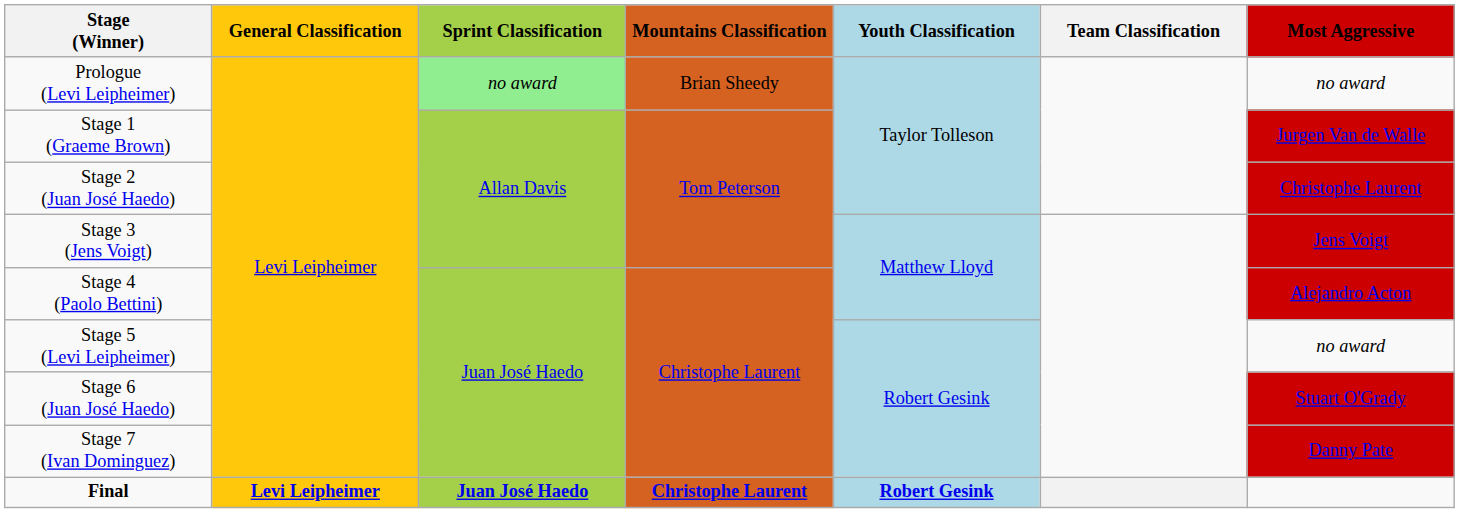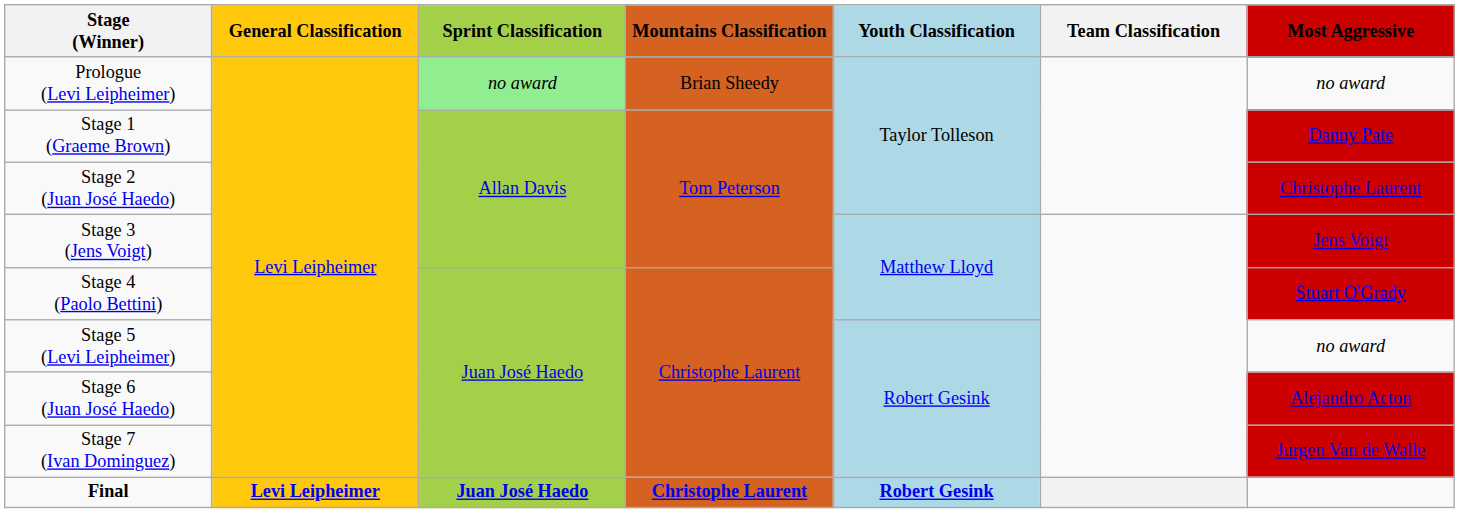(1351, 136) Jurgen Van de Walle -> (1351, 136) Danny Pate
(1351, 293) Alejandro Acton -> (1351, 293) Stuart O'Grady
(1351, 398) Stuart O'Grady -> (1351, 398) Alejandro Acton
(1351, 450) Danny Pate -> (1351, 450) Jurgen Van de Walle
